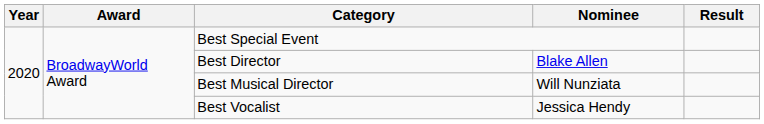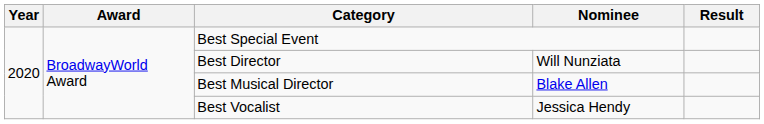(572, 61) Blake Allen -> (578, 61) Will Nunziata
(578, 84) Will Nunziata -> (572, 84) Blake Allen
